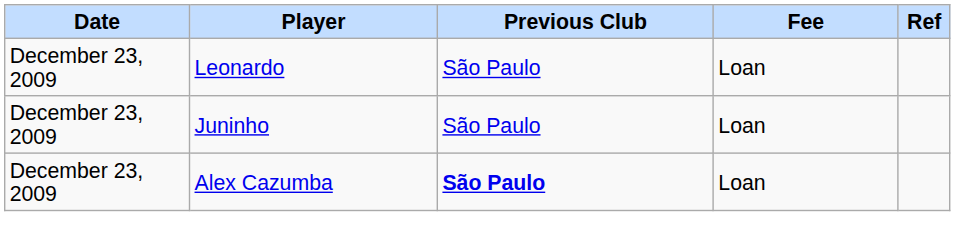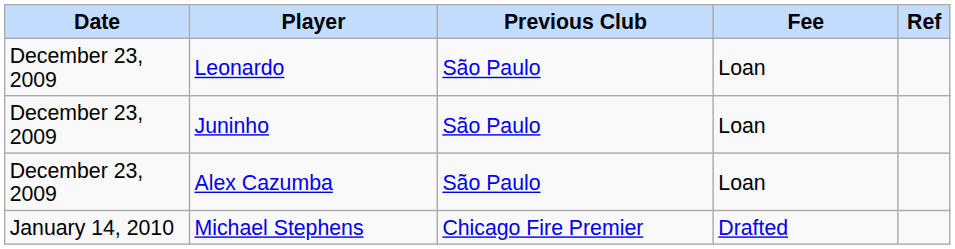(494, 182) bold -> (491, 182) normal
+ row: (279, 228)
